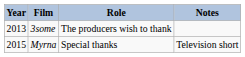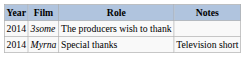(16, 28) 2013 -> (16, 28) 2014
(16, 44) 2015 -> (16, 44) 2014
